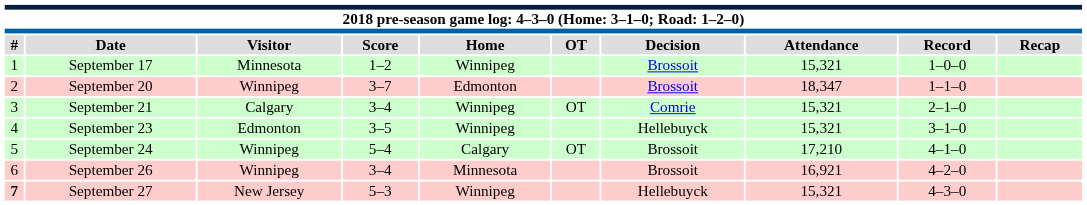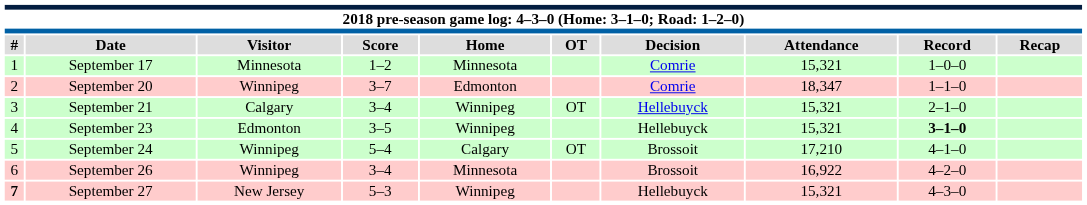(485, 65) Winnipeg -> (485, 65) Minnesota
(673, 65) Brossoit -> (673, 65) Comrie
(673, 86) Brossoit -> (673, 86) Comrie
(673, 107) Comrie -> (673, 107) Hellebuyck
(947, 128) normal -> (947, 128) bold
(821, 170) 16,921 -> (821, 170) 16,922
